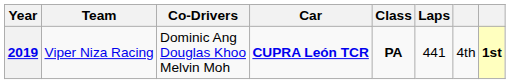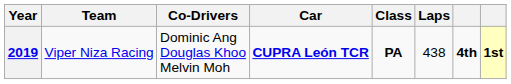(434, 52) 441 -> (434, 52) 438
(466, 52) normal -> (467, 52) bold
